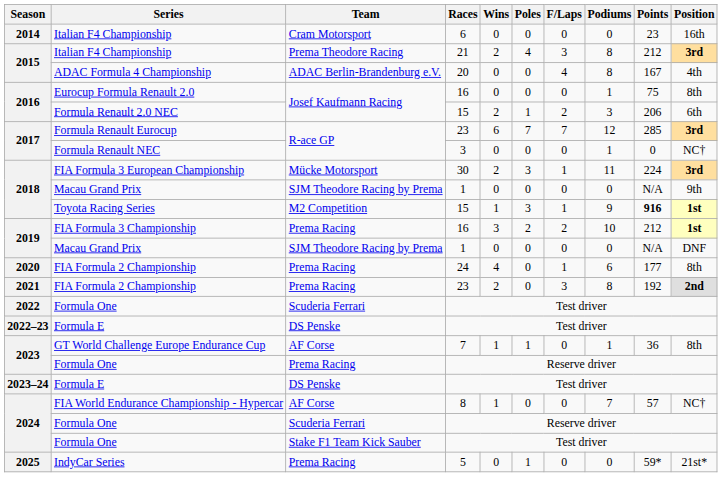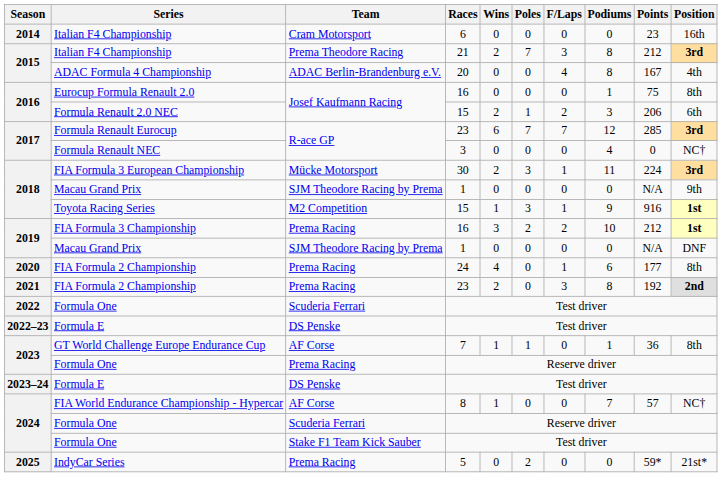(528, 53) 4 -> (528, 53) 7
(609, 150) 1 -> (609, 150) 4
(653, 209) bold -> (653, 209) normal
(528, 462) 1 -> (528, 462) 2
